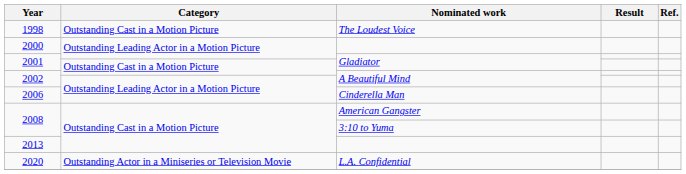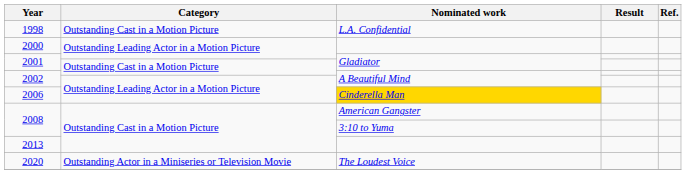(377, 29) The Loudest Voice -> (375, 29) L.A. Confidential
(372, 95) no background -> (372, 95) gold background
(375, 161) L.A. Confidential -> (377, 161) The Loudest Voice
